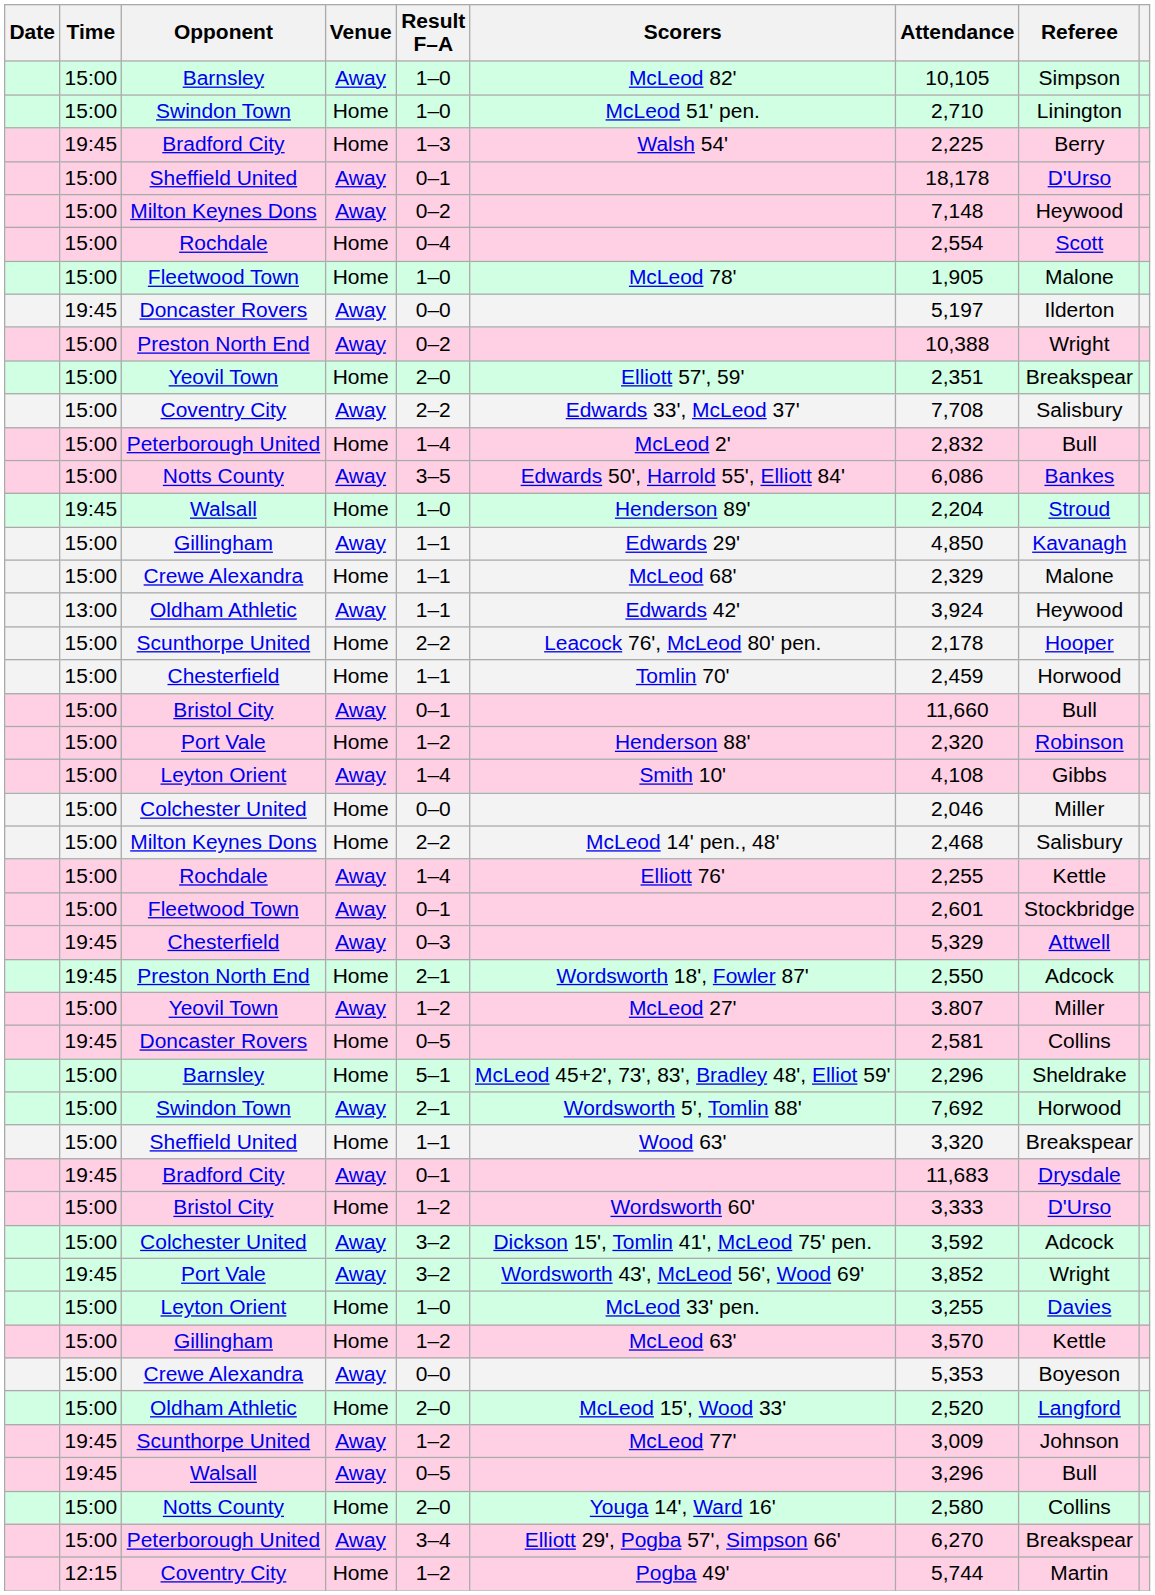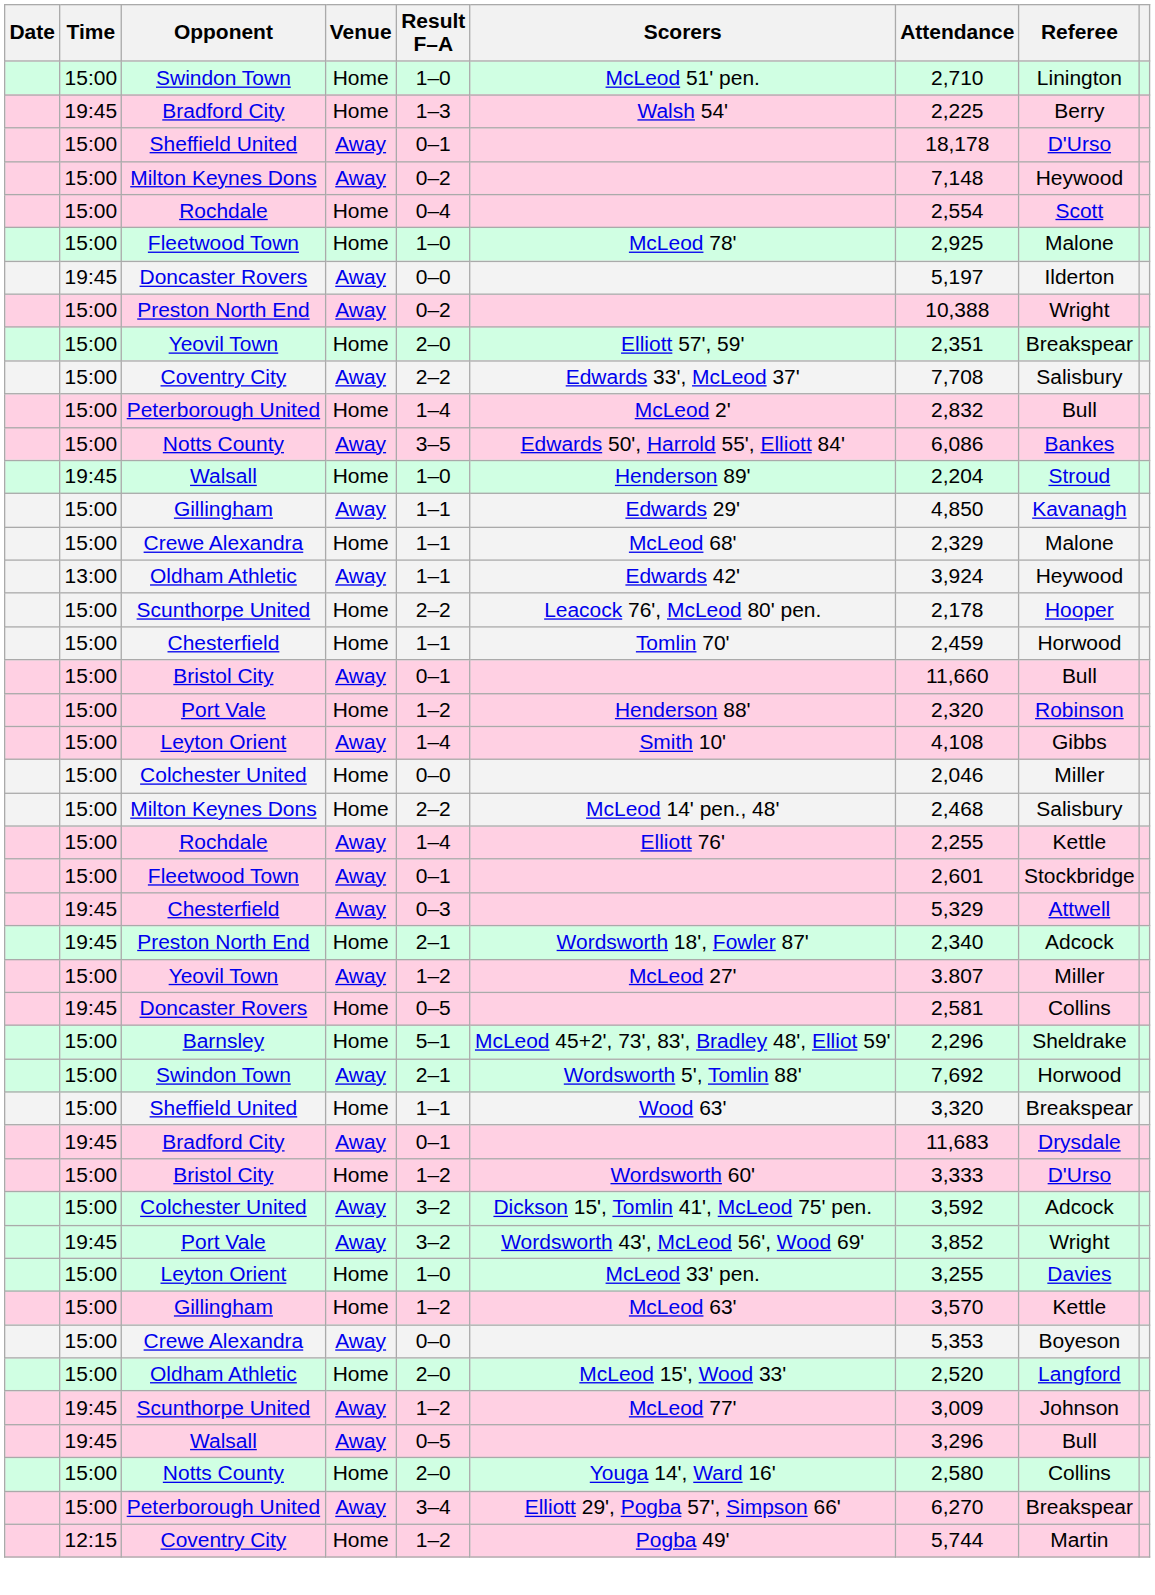- row: (223, 77)
(957, 277) 1,905 -> (957, 244) 2,925
(957, 975) 2,550 -> (957, 942) 2,340
